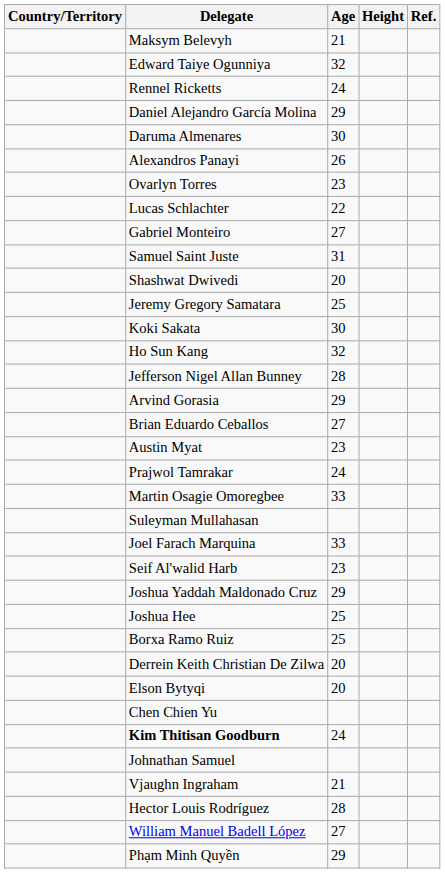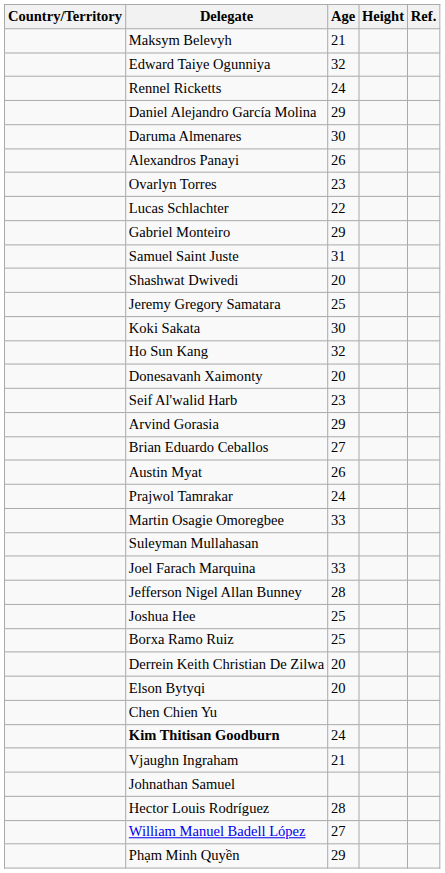(338, 232) 27 -> (338, 232) 29
+ row: (196, 376)
rows swapped: (183, 568) <-> (215, 376)
(338, 448) 23 -> (338, 472) 26
- row: (223, 592)
rows swapped: (184, 784) <-> (182, 760)
